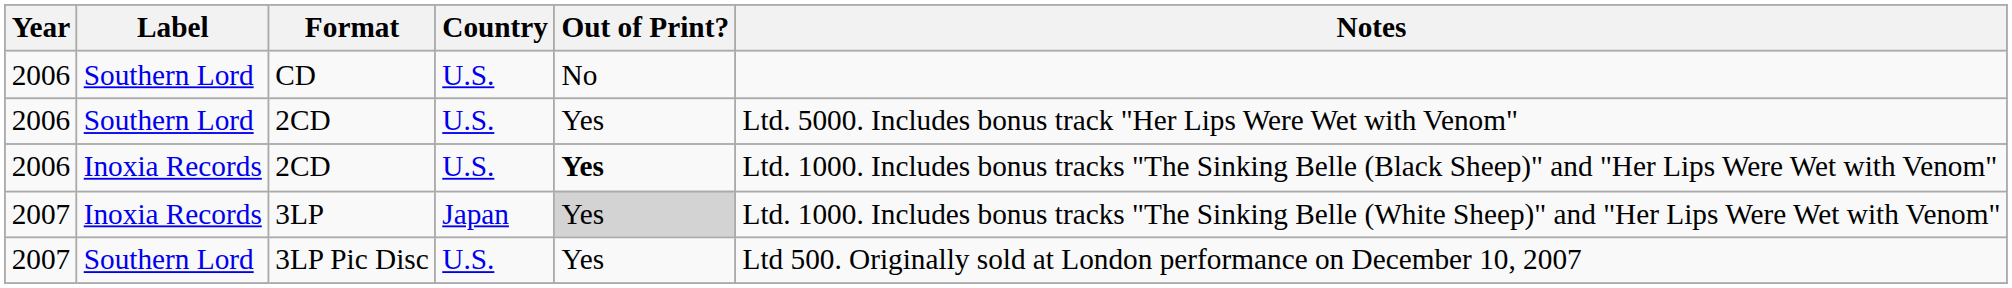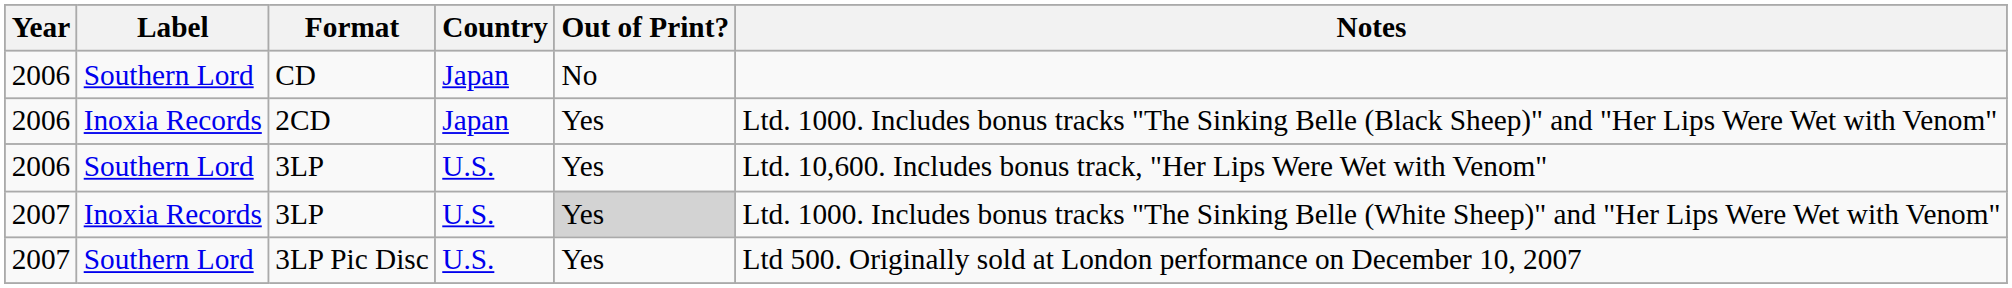(468, 74) U.S. -> (476, 74) Japan
- row: (169, 120)
(468, 167) U.S. -> (476, 120) Japan
(583, 167) bold -> (583, 120) normal
+ row: (169, 167)
(476, 213) Japan -> (468, 213) U.S.
